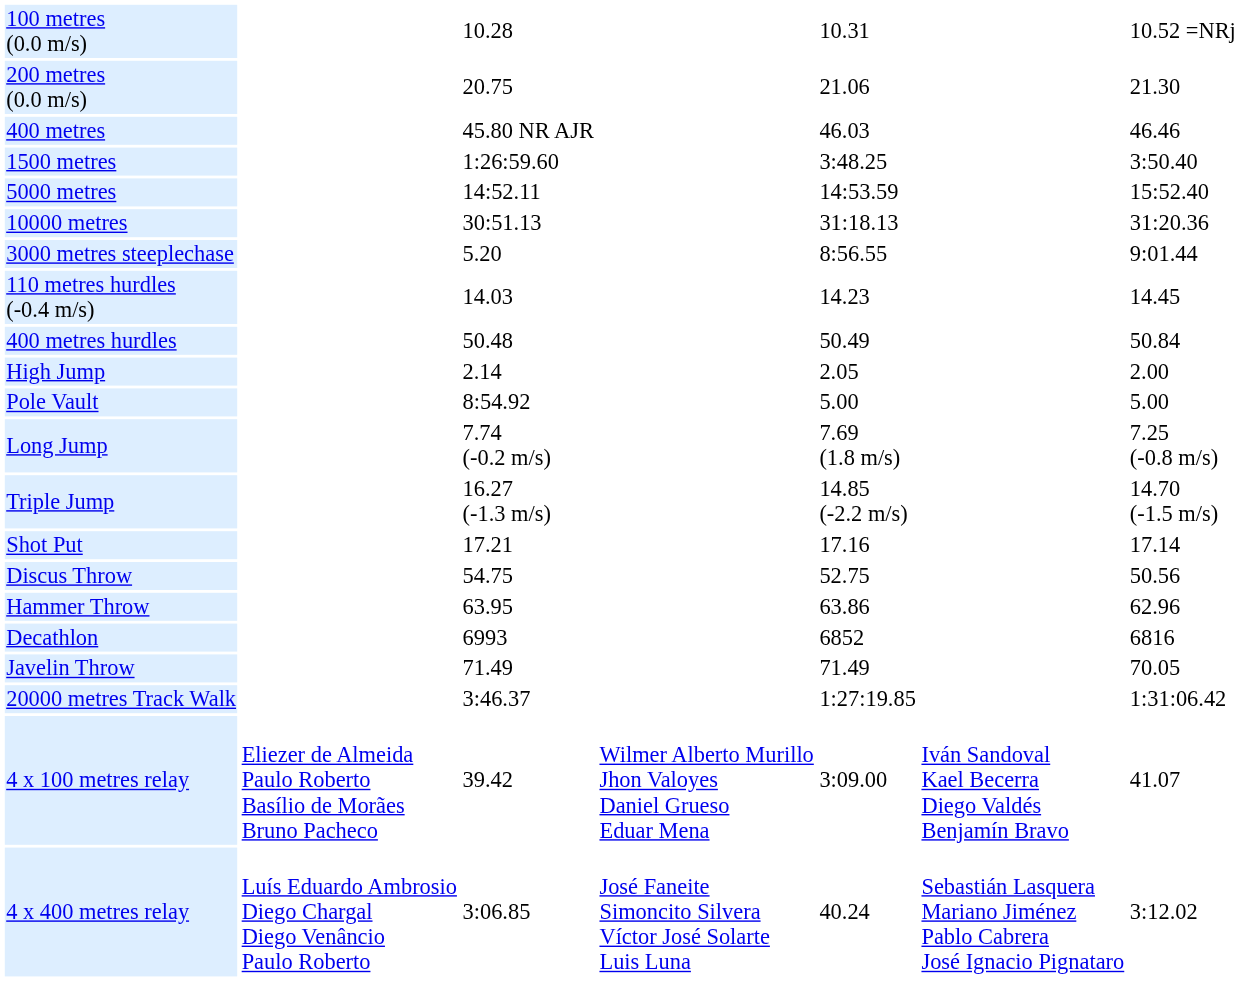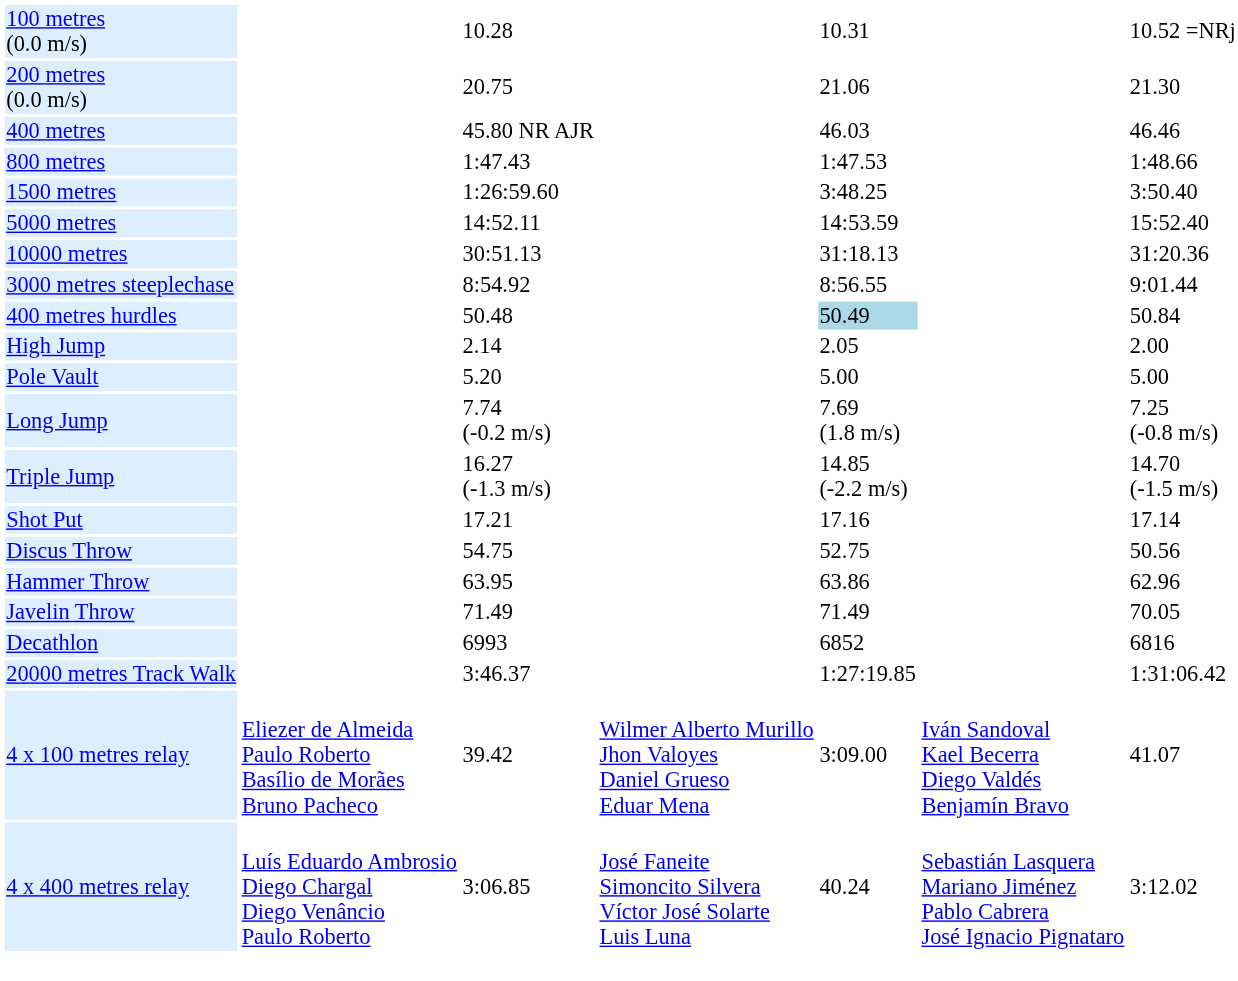+ row: (56, 161)
(482, 253) 5.20 -> (496, 284) 8:54.92
- row: (91, 297)
(845, 340) no background -> (845, 315) lightblue background
(496, 402) 8:54.92 -> (482, 376) 5.20
rows swapped: (70, 668) <-> (52, 637)
